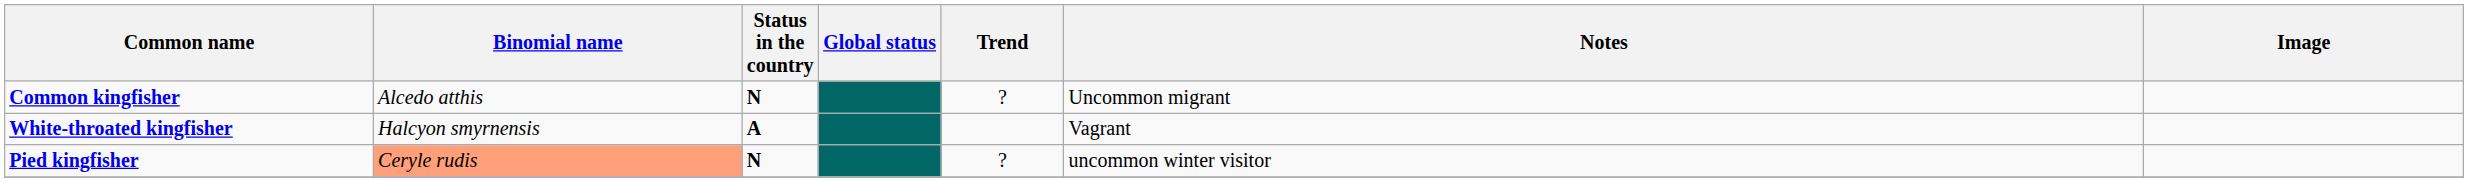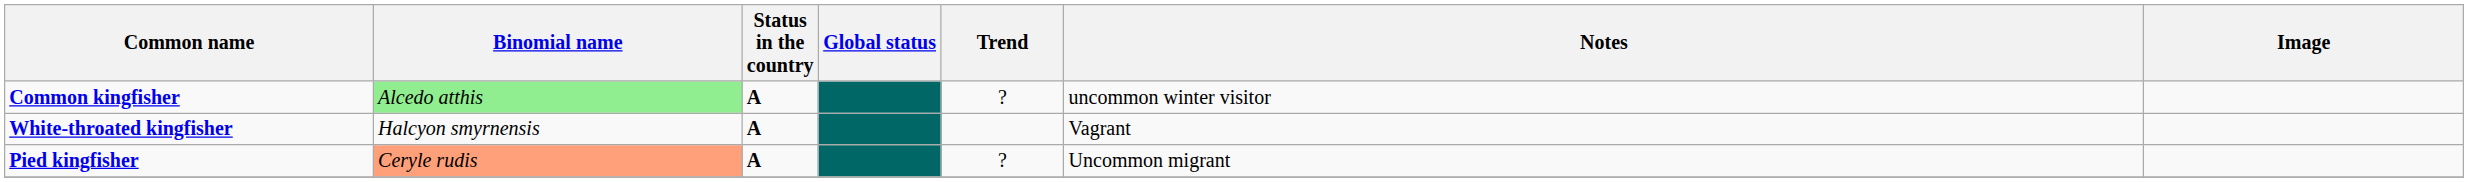(431, 97) no background -> (431, 97) lightgreen background
(754, 97) N -> (754, 97) A
(1149, 97) Uncommon migrant -> (1170, 97) uncommon winter visitor
(754, 160) N -> (754, 160) A
(1170, 160) uncommon winter visitor -> (1149, 160) Uncommon migrant
